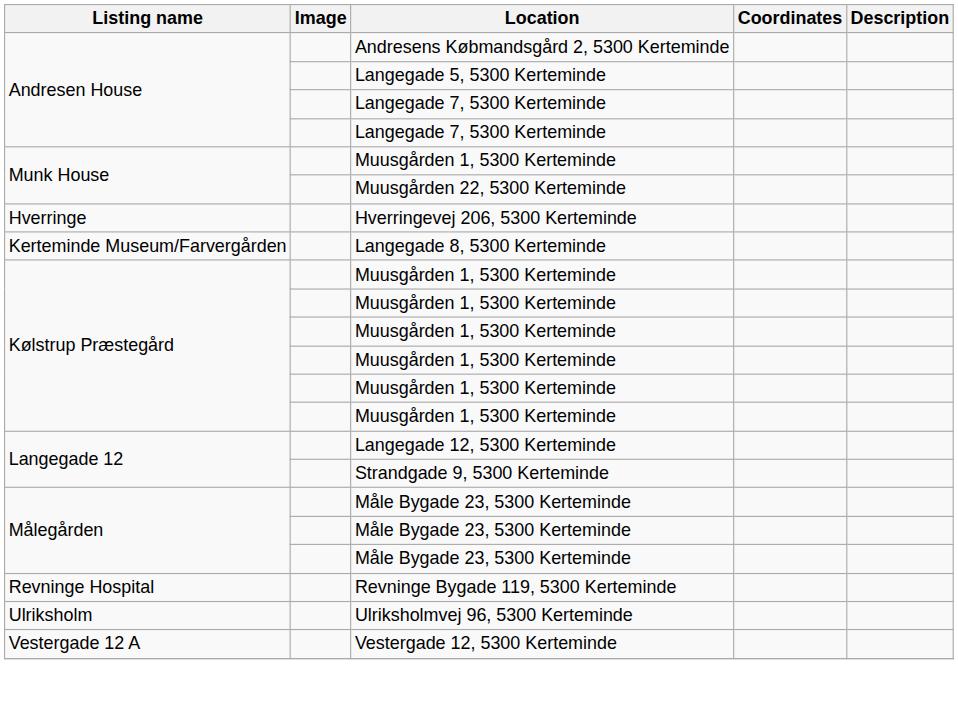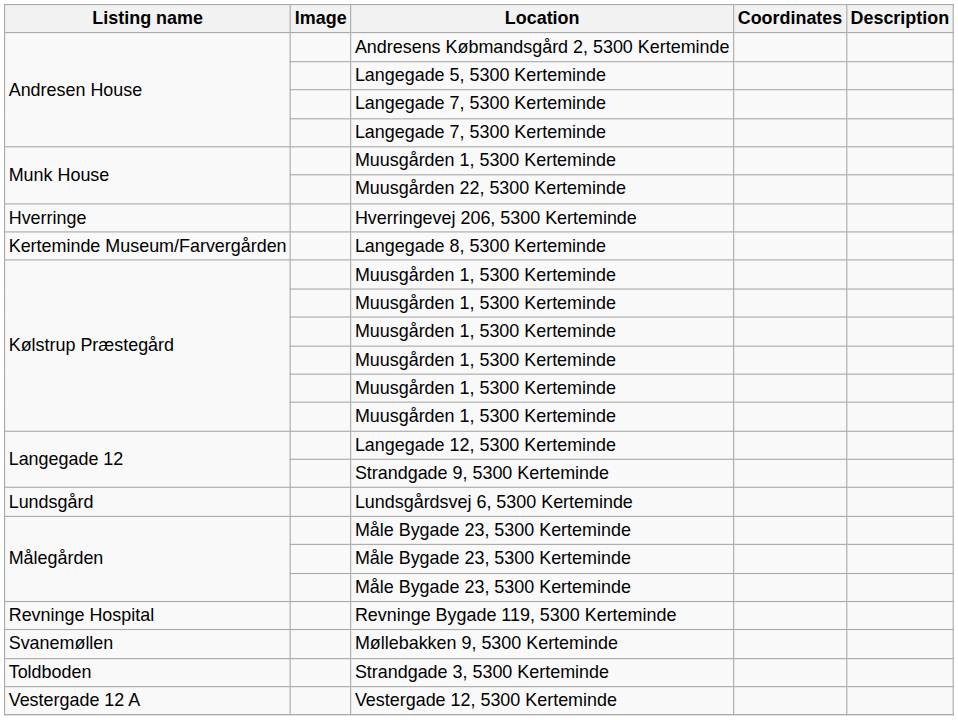+ row: (51, 501)
+ row: (61, 643)
+ row: (50, 672)
- row: (51, 615)
